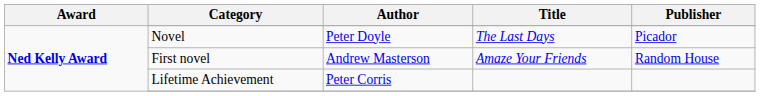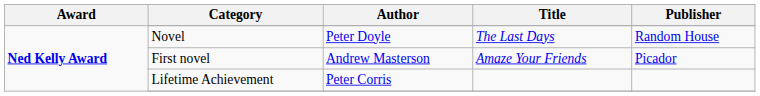(656, 36) Picador -> (677, 36) Random House
(677, 58) Random House -> (656, 58) Picador
